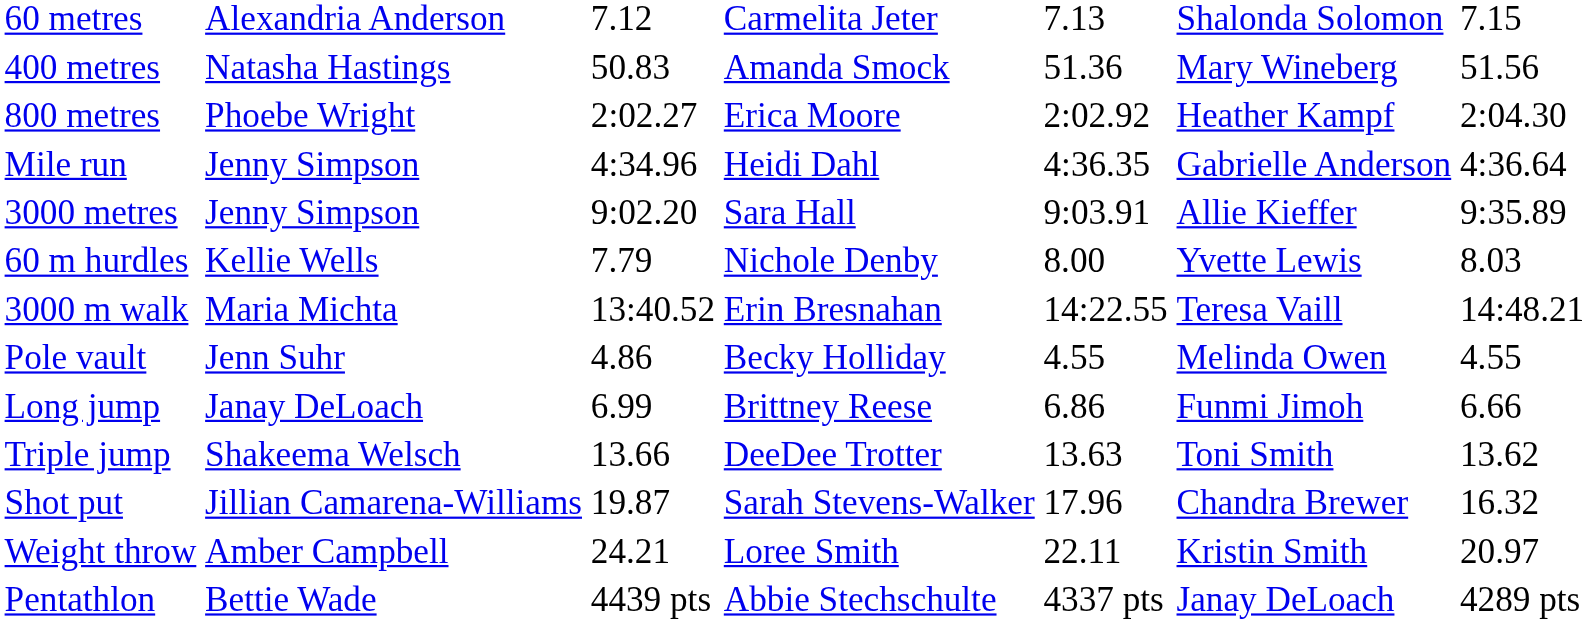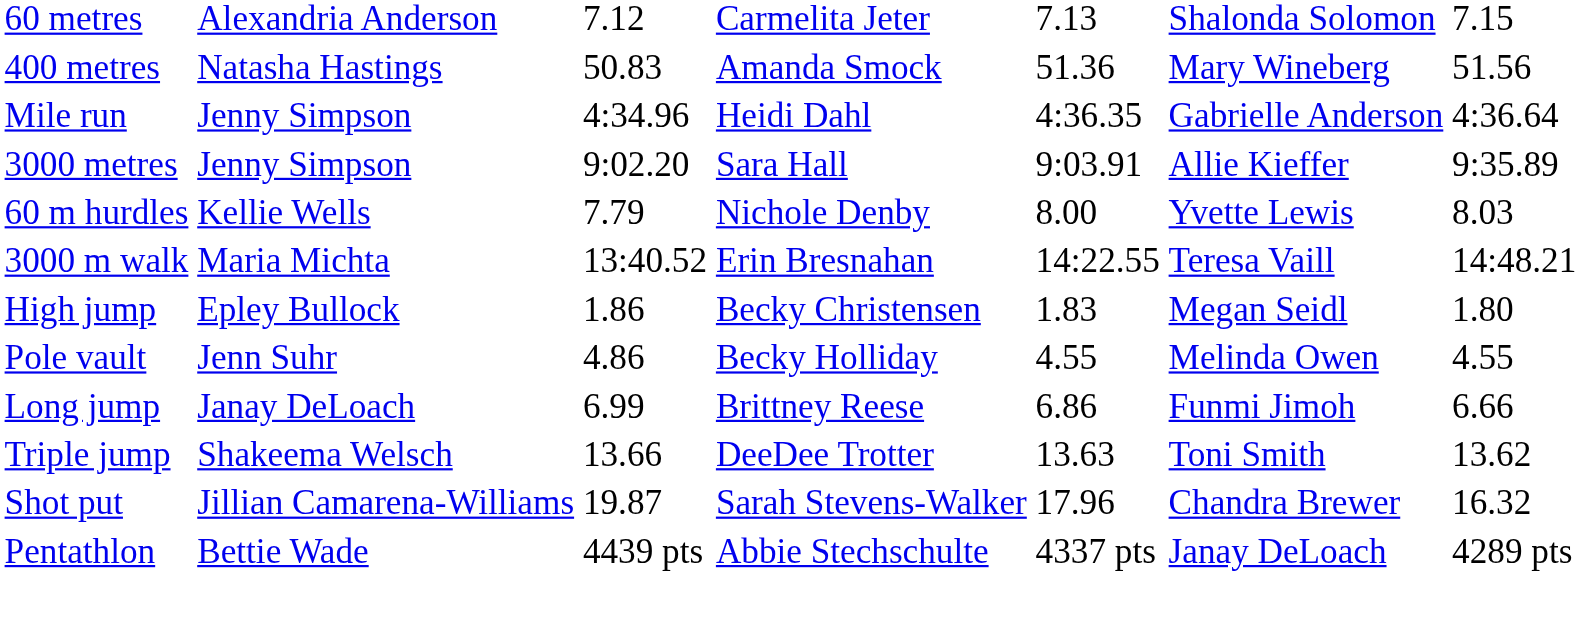- row: (82, 115)
+ row: (80, 309)
- row: (100, 551)
